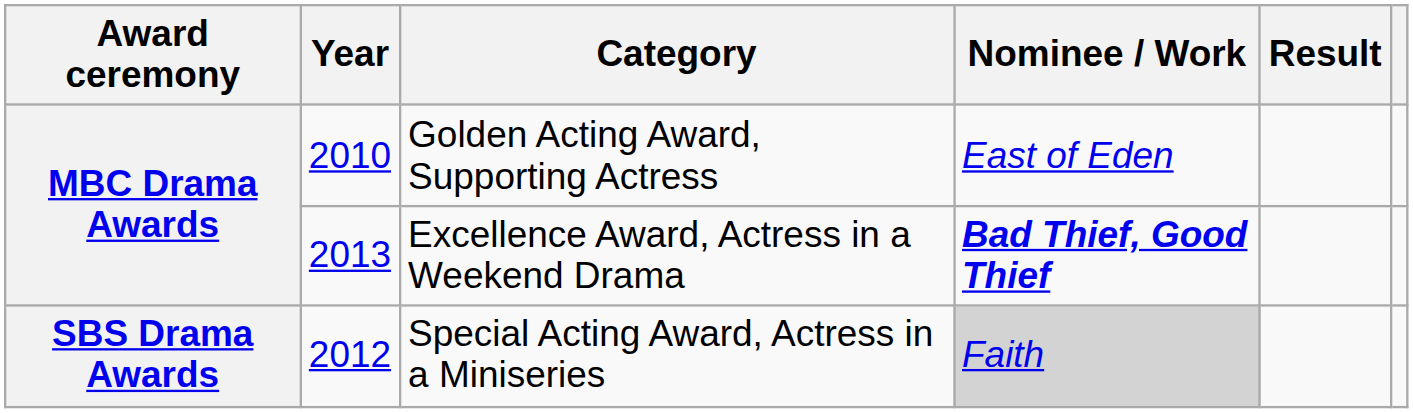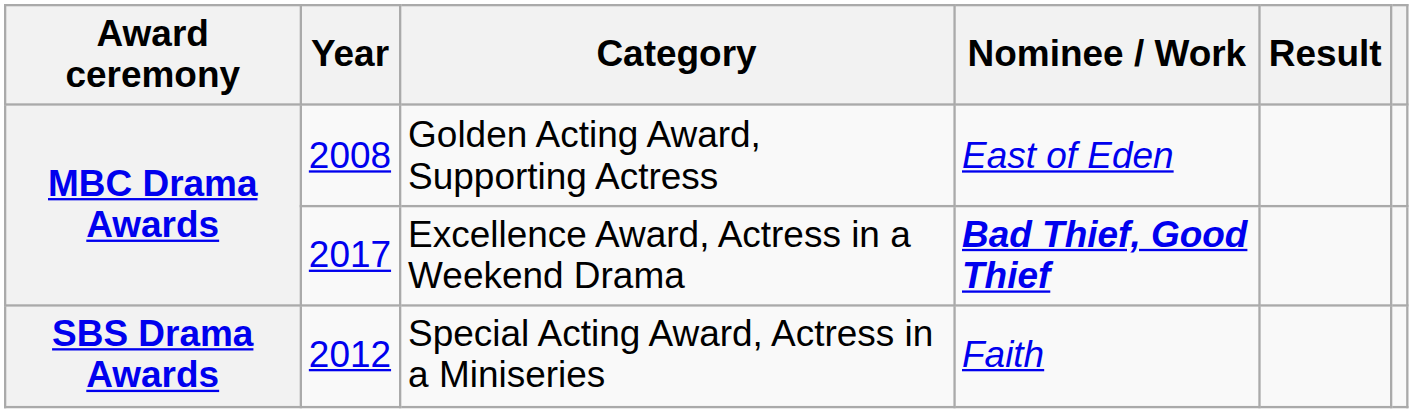(350, 154) 2010 -> (350, 154) 2008
(350, 254) 2013 -> (350, 254) 2017
(1003, 355) lightgrey background -> (1003, 355) no background
